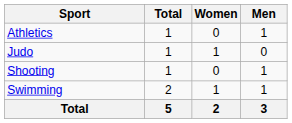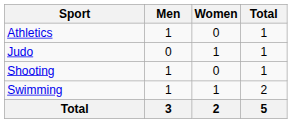columns swapped: (264, 14) <-> (168, 14)
